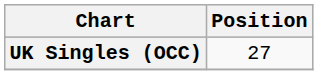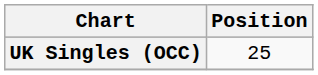(259, 54) 27 -> (259, 54) 25
